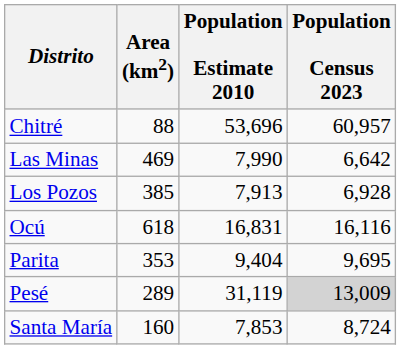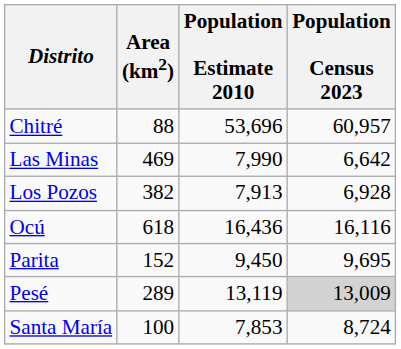(158, 193) 385 -> (158, 193) 382
(253, 226) 16,831 -> (253, 226) 16,436
(158, 260) 353 -> (158, 260) 152
(259, 260) 9,404 -> (259, 260) 9,450
(254, 293) 31,119 -> (254, 293) 13,119
(158, 326) 160 -> (158, 326) 100
